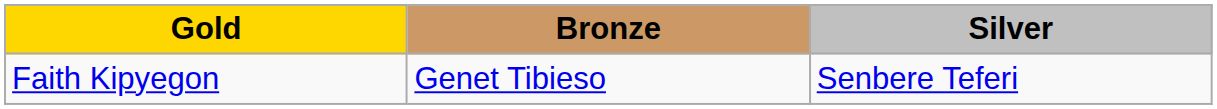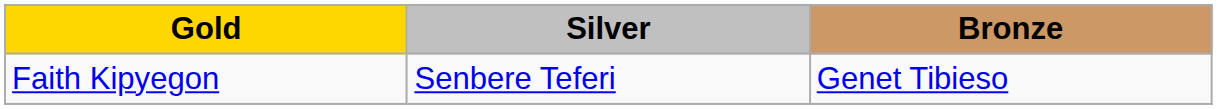columns swapped: (1011, 29) <-> (608, 29)
